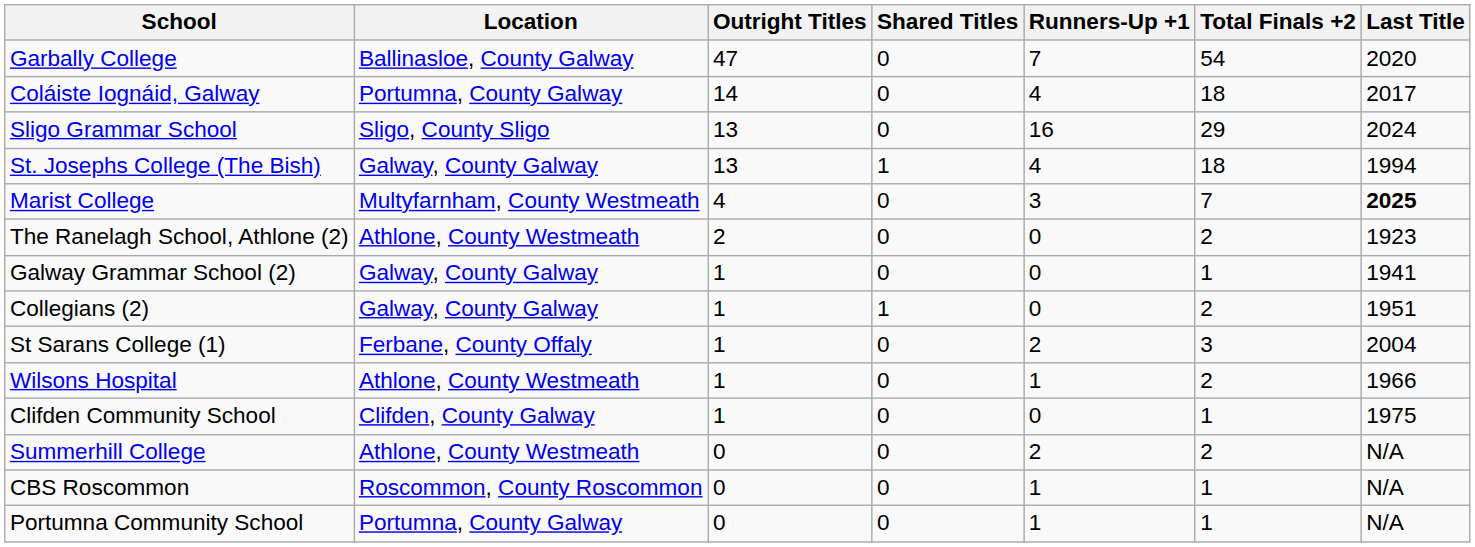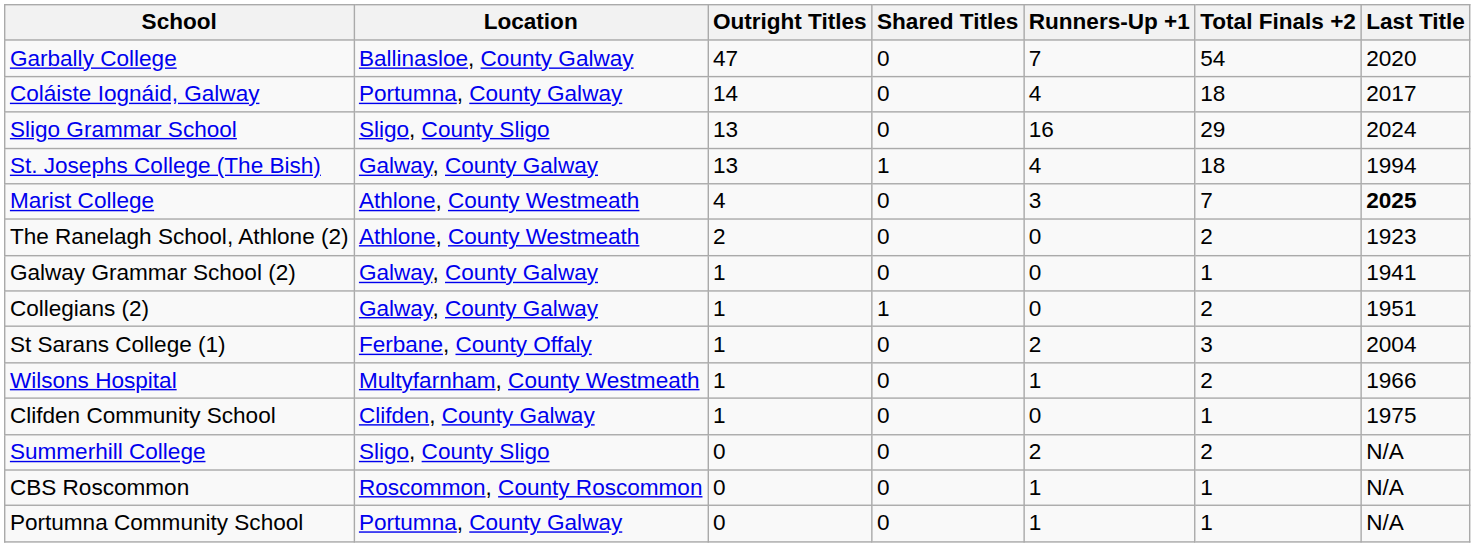(529, 201) Multyfarnham, County Westmeath -> (499, 201) Athlone, County Westmeath
(499, 380) Athlone, County Westmeath -> (529, 380) Multyfarnham, County Westmeath
(499, 451) Athlone, County Westmeath -> (454, 451) Sligo, County Sligo
